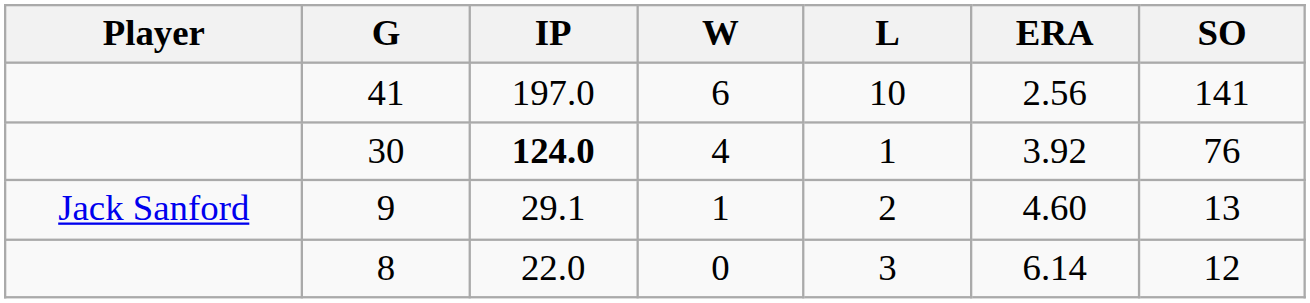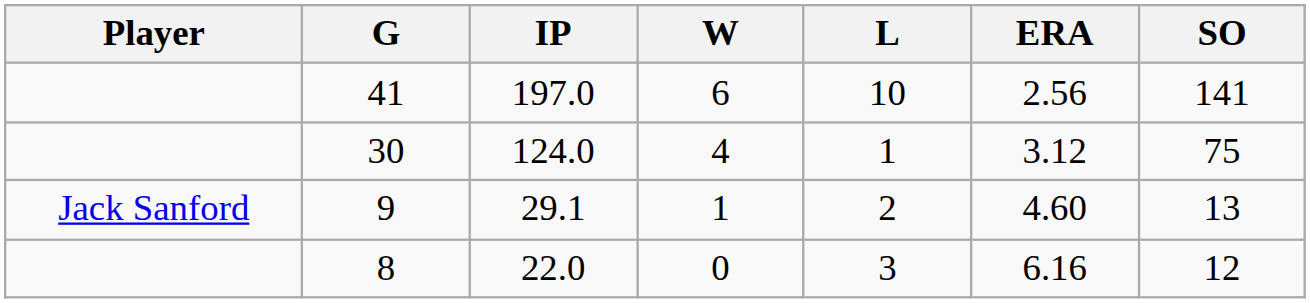(553, 150) bold -> (553, 150) normal
(1055, 150) 3.92 -> (1055, 150) 3.12
(1222, 150) 76 -> (1222, 150) 75
(1055, 267) 6.14 -> (1055, 267) 6.16
